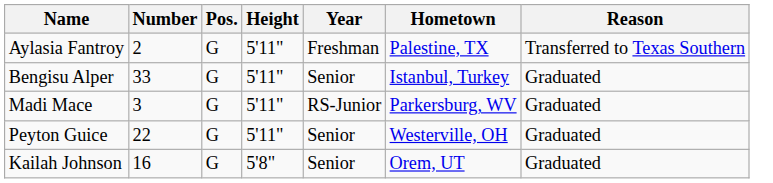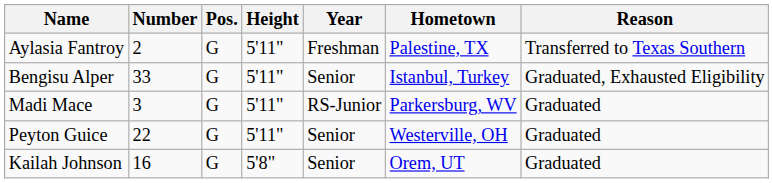(563, 76) Graduated -> (645, 76) Graduated, Exhausted Eligibility
